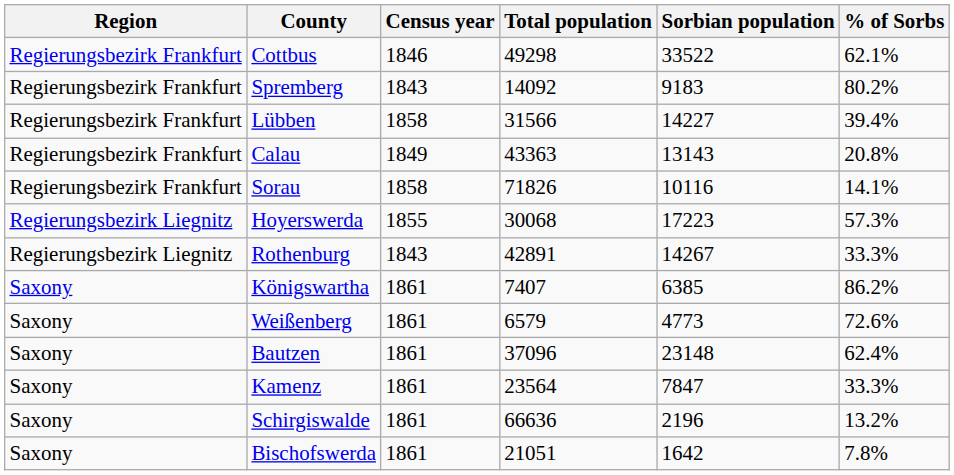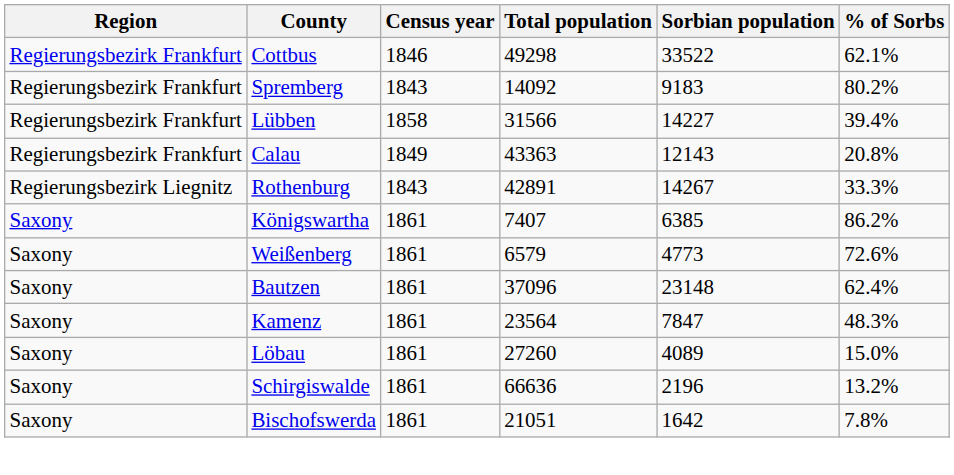(688, 154) 13143 -> (688, 154) 12143
- row: (276, 187)
- row: (307, 220)
(871, 386) 33.3% -> (871, 320) 48.3%
+ row: (278, 353)
